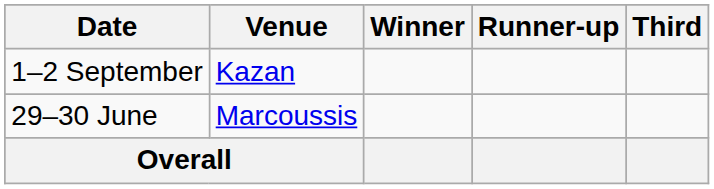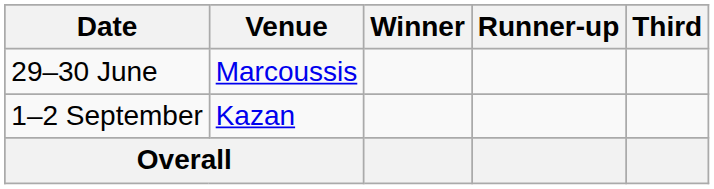rows swapped: (85, 115) <-> (107, 71)
